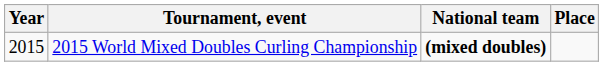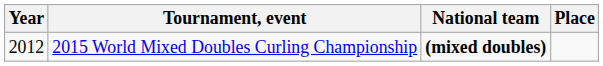(26, 46) 2015 -> (26, 46) 2012
